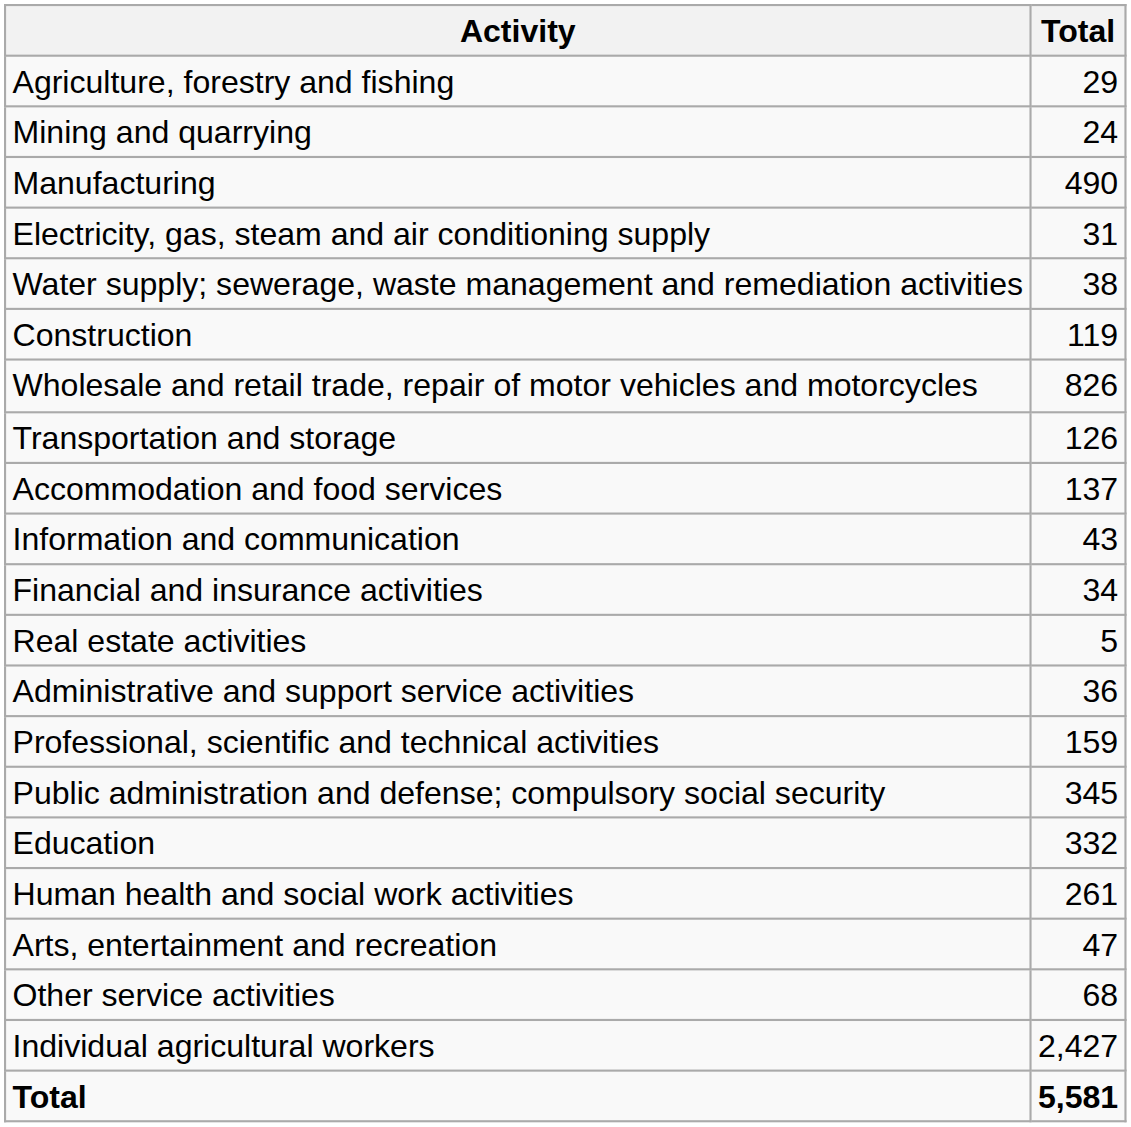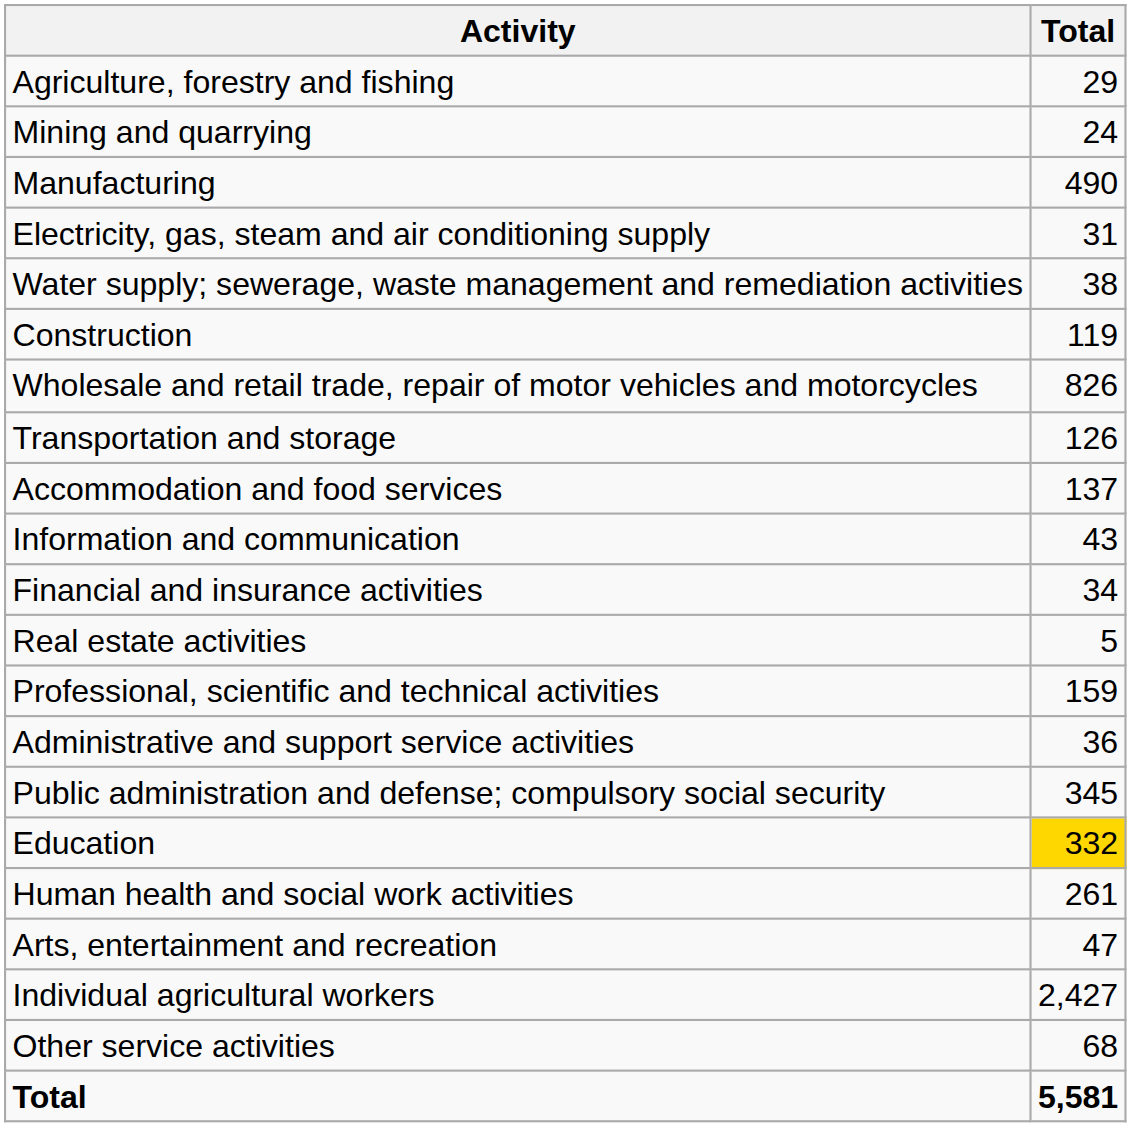rows swapped: (336, 741) <-> (323, 691)
(1091, 843) no background -> (1091, 843) gold background
rows swapped: (174, 995) <-> (224, 1046)
